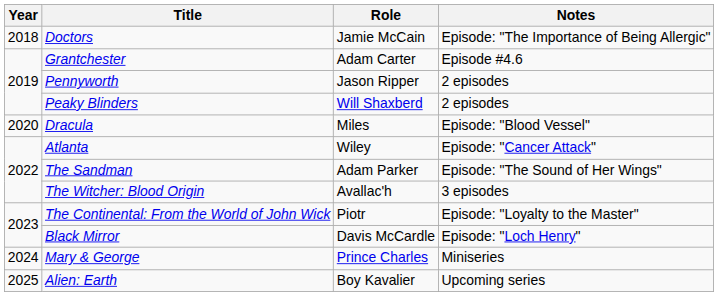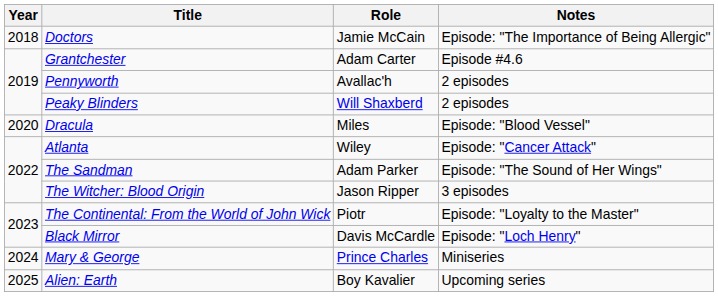(378, 81) Jason Ripper -> (364, 81) Avallac'h
(364, 192) Avallac'h -> (378, 192) Jason Ripper
